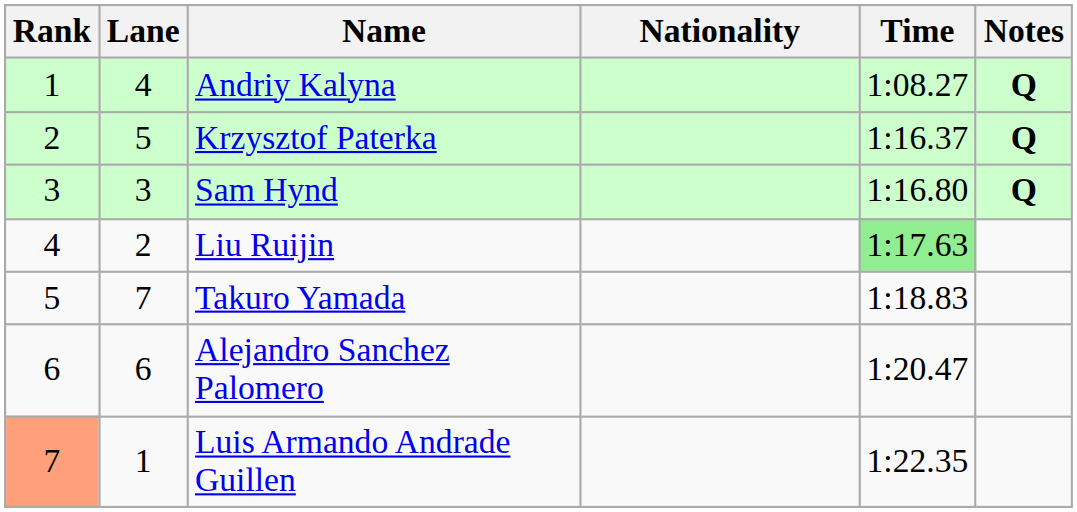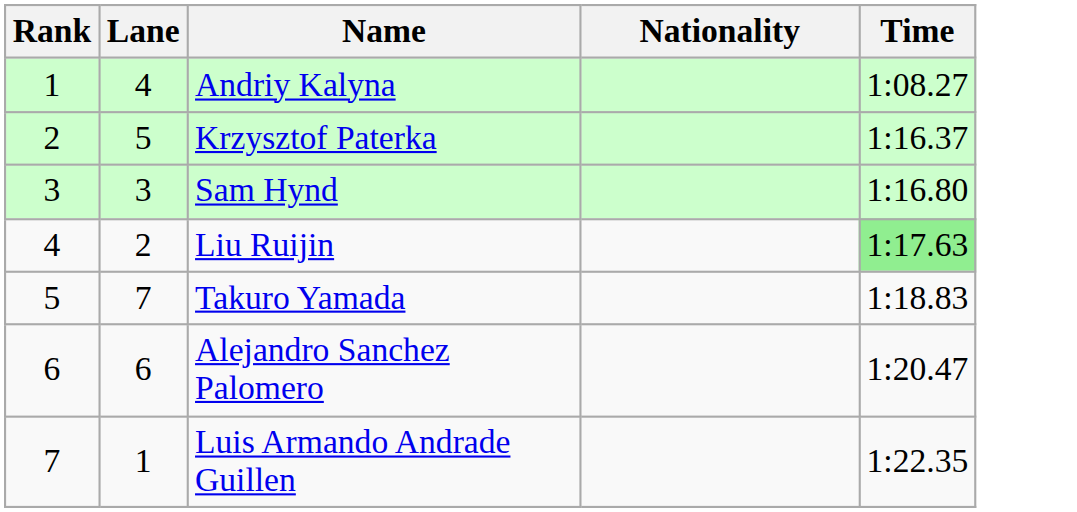- column: (1024, 31)
(52, 460) lightsalmon background -> (52, 460) no background
